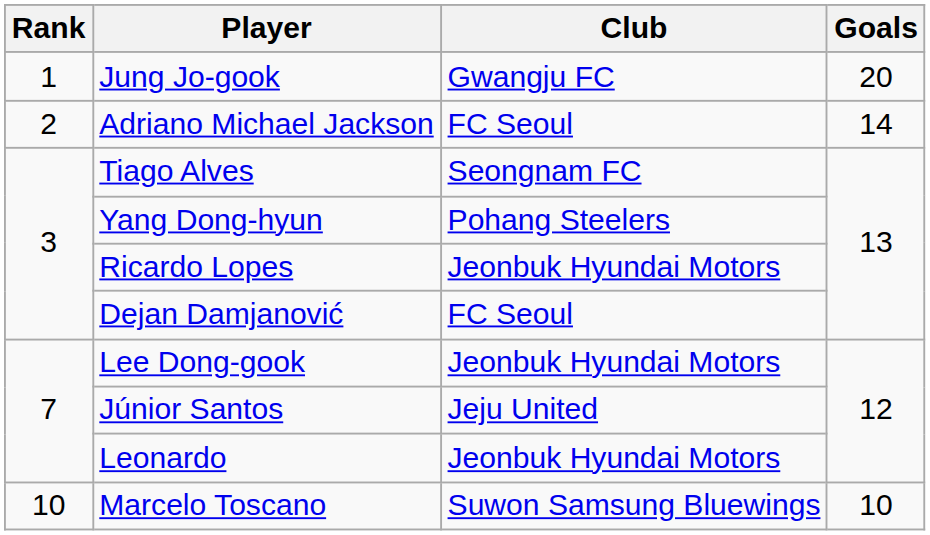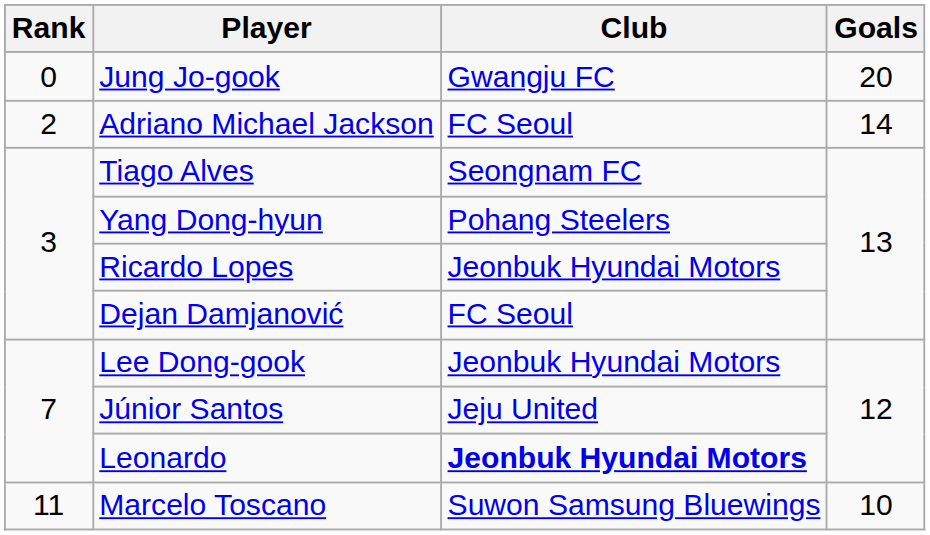(49, 76) 1 -> (49, 76) 0
(614, 457) normal -> (627, 457) bold
(49, 505) 10 -> (49, 505) 11
